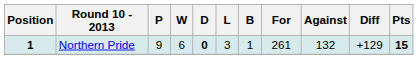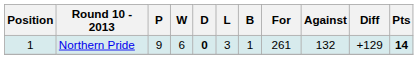(30, 45) bold -> (30, 45) normal
(401, 45) 15 -> (401, 45) 14
